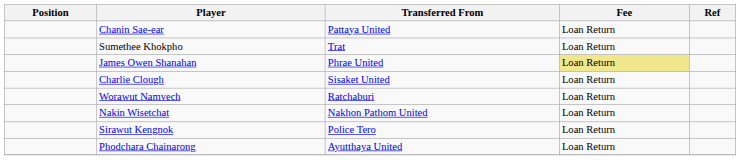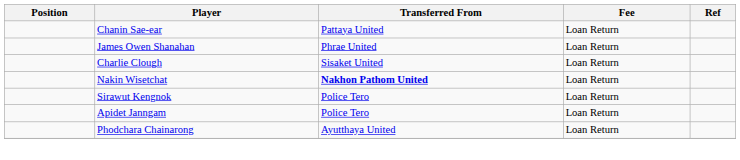- row: (141, 46)
(588, 63) khaki background -> (592, 46) no background
- row: (140, 96)
(378, 113) normal -> (374, 79) bold
+ row: (132, 113)
